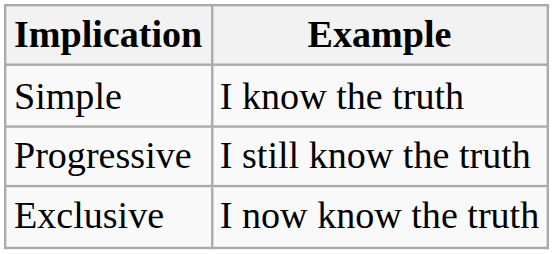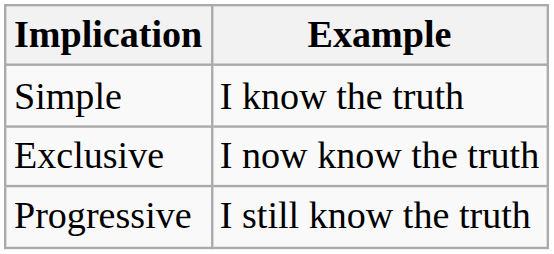rows swapped: (103, 155) <-> (89, 215)
